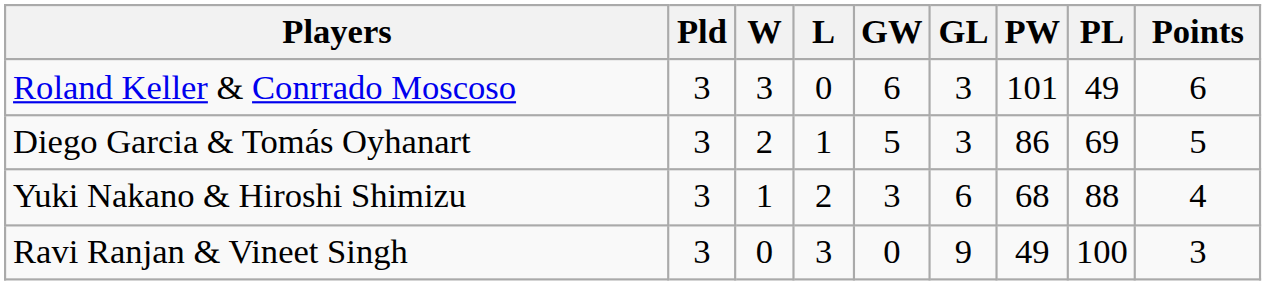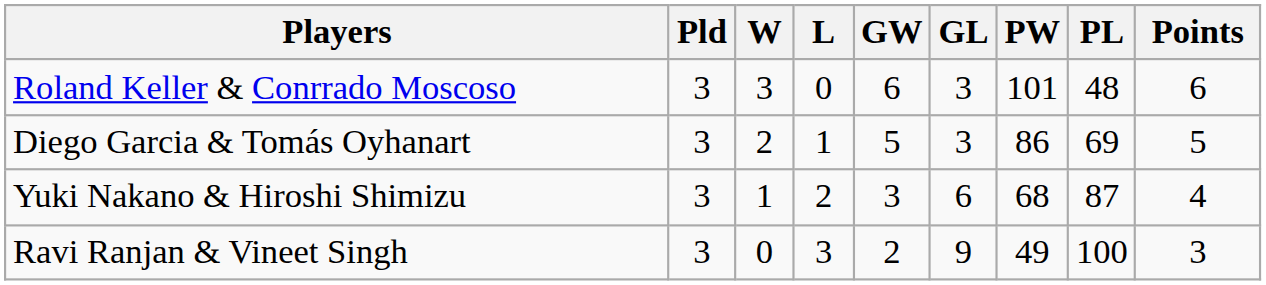(1102, 86) 49 -> (1102, 86) 48
(1102, 196) 88 -> (1102, 196) 87
(892, 251) 0 -> (892, 251) 2
